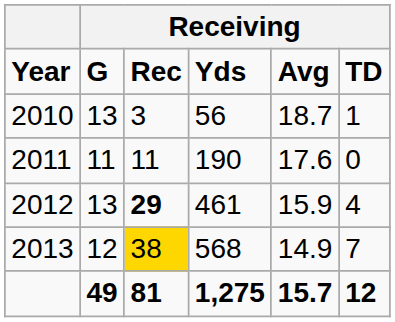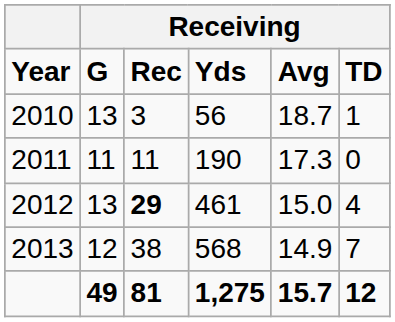(305, 159) 17.6 -> (305, 159) 17.3
(305, 204) 15.9 -> (305, 204) 15.0
(146, 248) gold background -> (146, 248) no background
